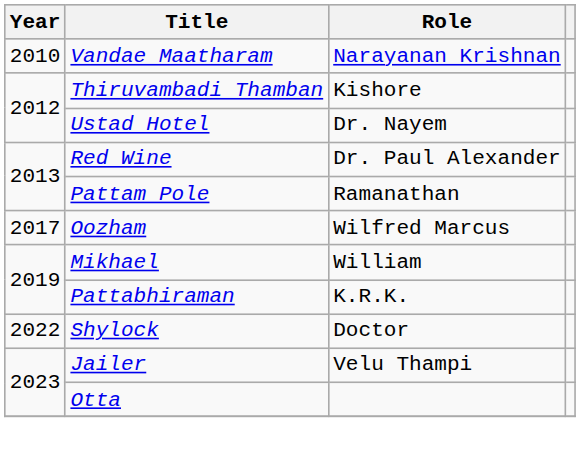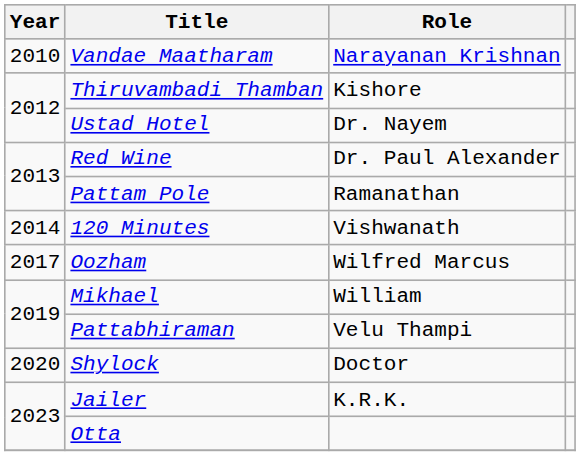+ row: (140, 228)
(371, 297) K.R.K. -> (403, 331) Velu Thampi
(35, 331) 2022 -> (35, 365) 2020
(403, 365) Velu Thampi -> (371, 400) K.R.K.
